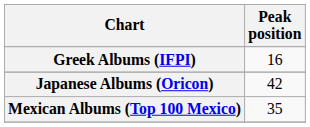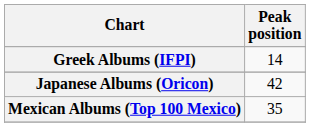(275, 59) 16 -> (275, 59) 14
